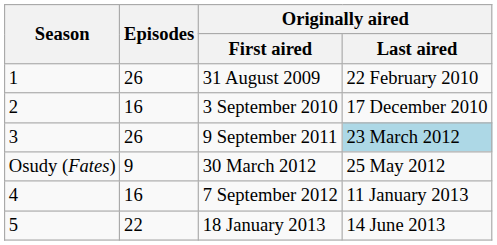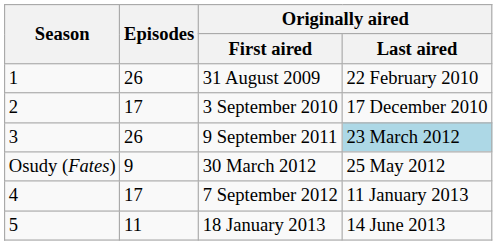(133, 107) 16 -> (133, 107) 17
(133, 195) 16 -> (133, 195) 17
(133, 225) 22 -> (133, 225) 11
